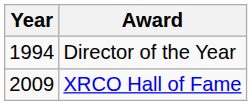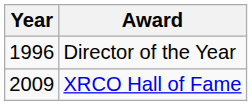(32, 52) 1994 -> (32, 52) 1996
